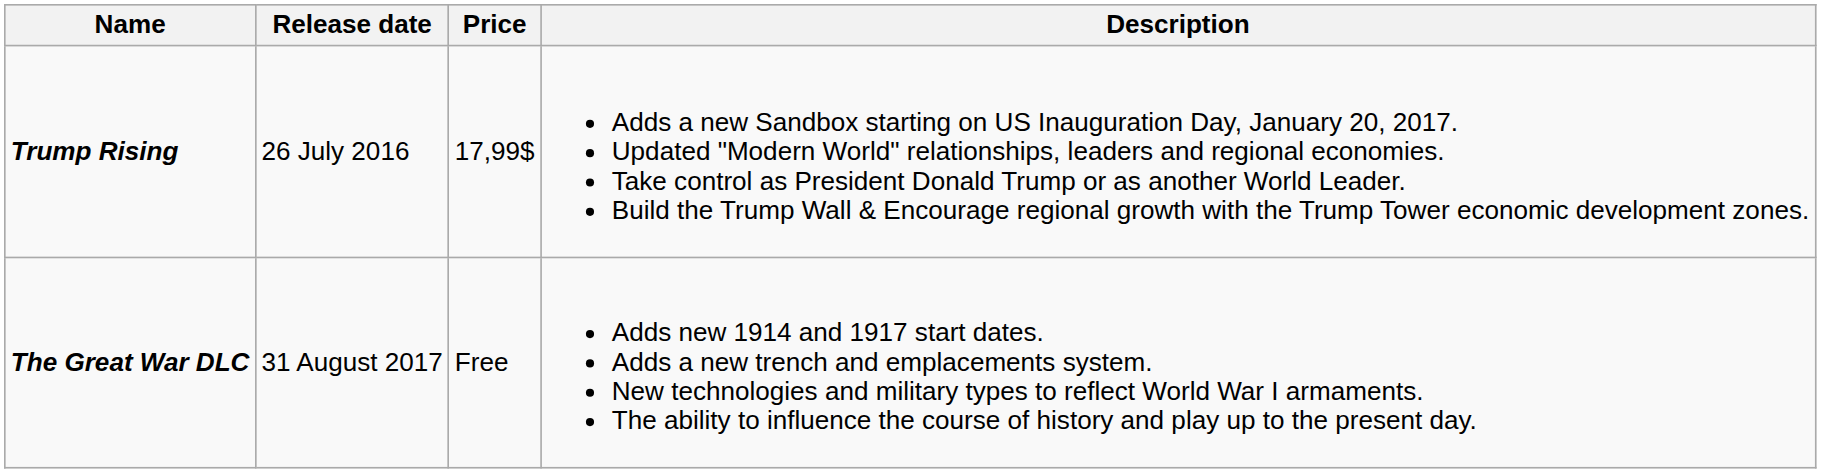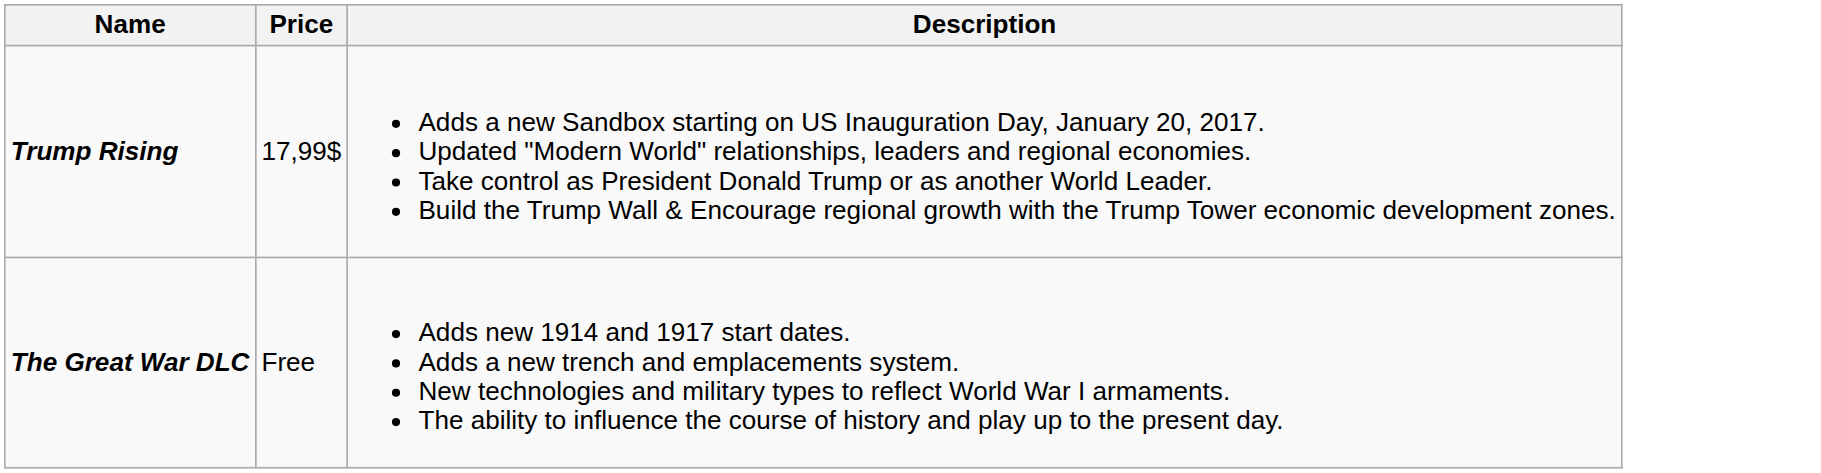- column: (352, 25)
